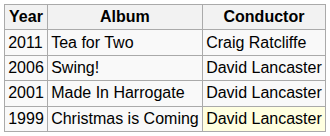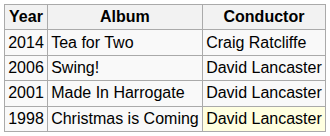(25, 42) 2011 -> (26, 42) 2014
(26, 118) 1999 -> (26, 118) 1998
